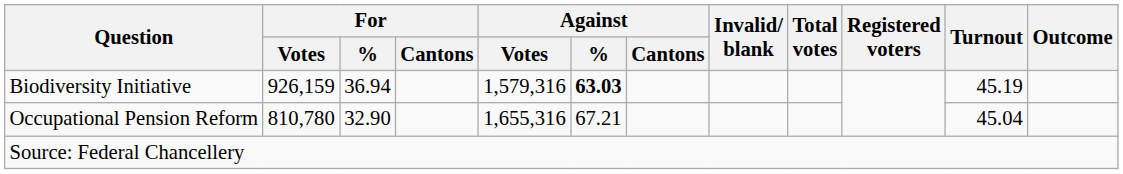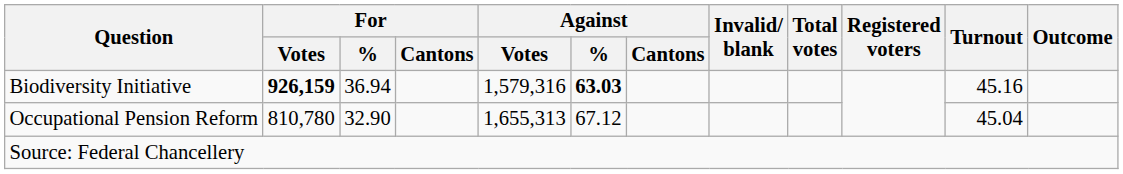(301, 86) normal -> (301, 86) bold
(1000, 86) 45.19 -> (1000, 86) 45.16
(524, 119) 1,655,316 -> (524, 119) 1,655,313
(598, 119) 67.21 -> (598, 119) 67.12
